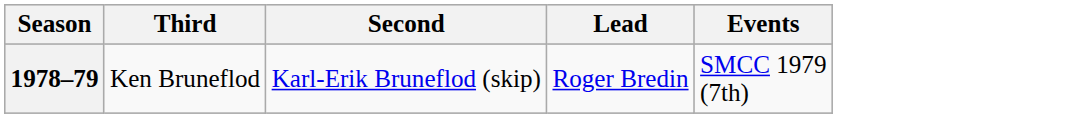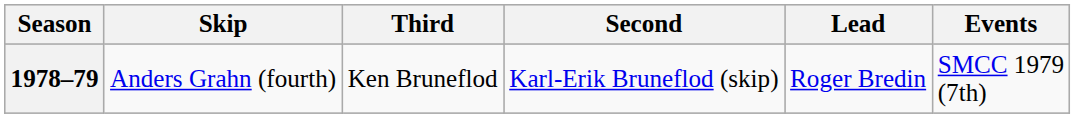+ column: (223, 24)
